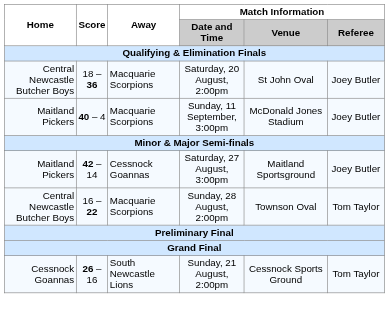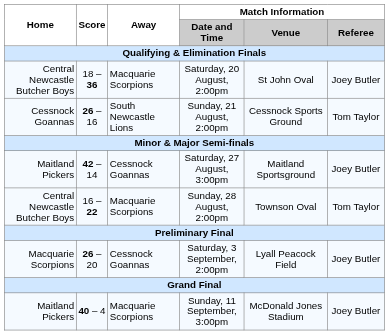rows swapped: (212, 274) <-> (212, 117)
+ row: (212, 259)
